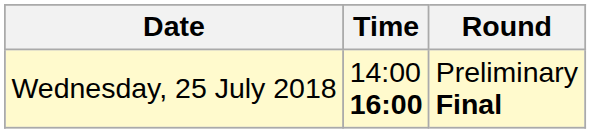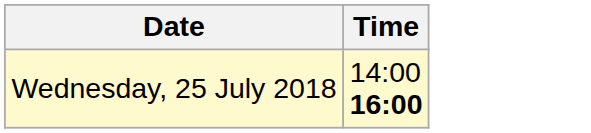- column: (507, 27)
